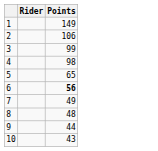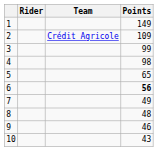+ column: (83, 11)
(69, 37) 106 -> (144, 37) 109
(71, 127) 44 -> (146, 127) 46
